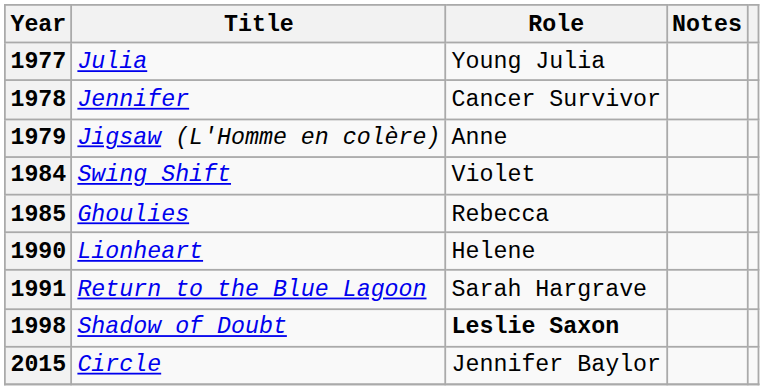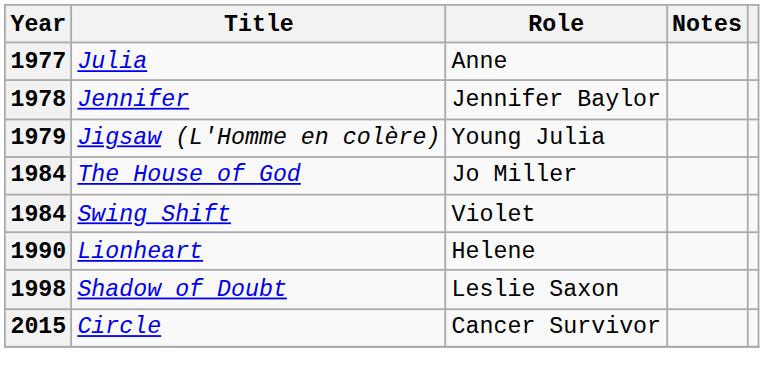(528, 62) Young Julia -> (479, 62) Anne
(556, 100) Cancer Survivor -> (556, 100) Jennifer Baylor
(479, 138) Anne -> (528, 138) Young Julia
+ row: (38, 176)
- row: (38, 213)
- row: (38, 289)
(535, 327) bold -> (535, 289) normal
(556, 365) Jennifer Baylor -> (556, 327) Cancer Survivor
